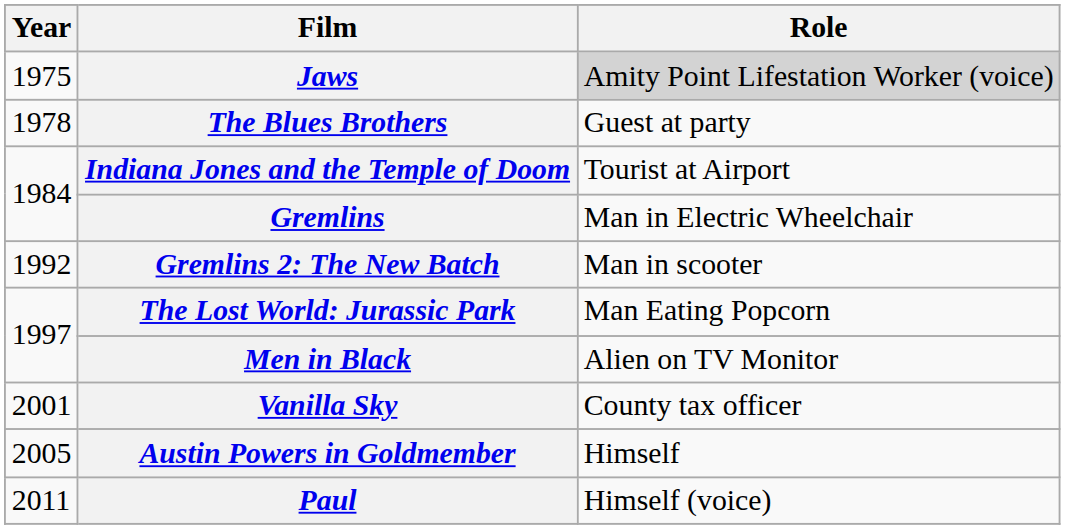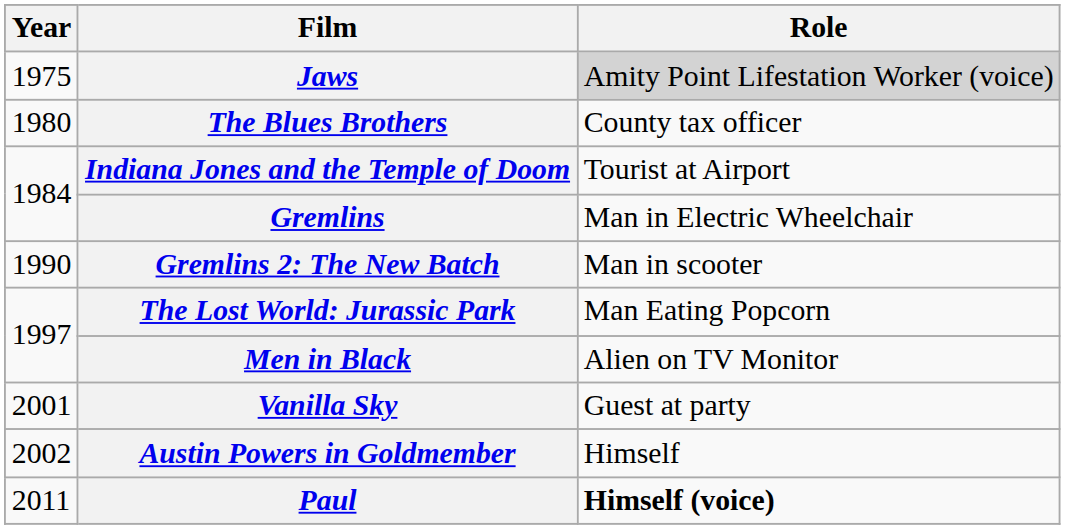(42, 122) 1978 -> (42, 122) 1980
(667, 122) Guest at party -> (693, 122) County tax officer
(42, 264) 1992 -> (42, 264) 1990
(693, 405) County tax officer -> (667, 405) Guest at party
(42, 452) 2005 -> (42, 452) 2002
(678, 500) normal -> (679, 500) bold
